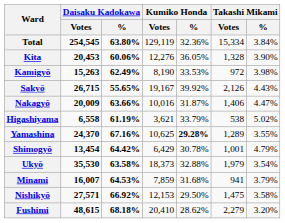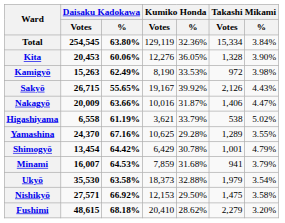(194, 133) bold -> (193, 133) normal
rows swapped: (32, 179) <-> (32, 164)
